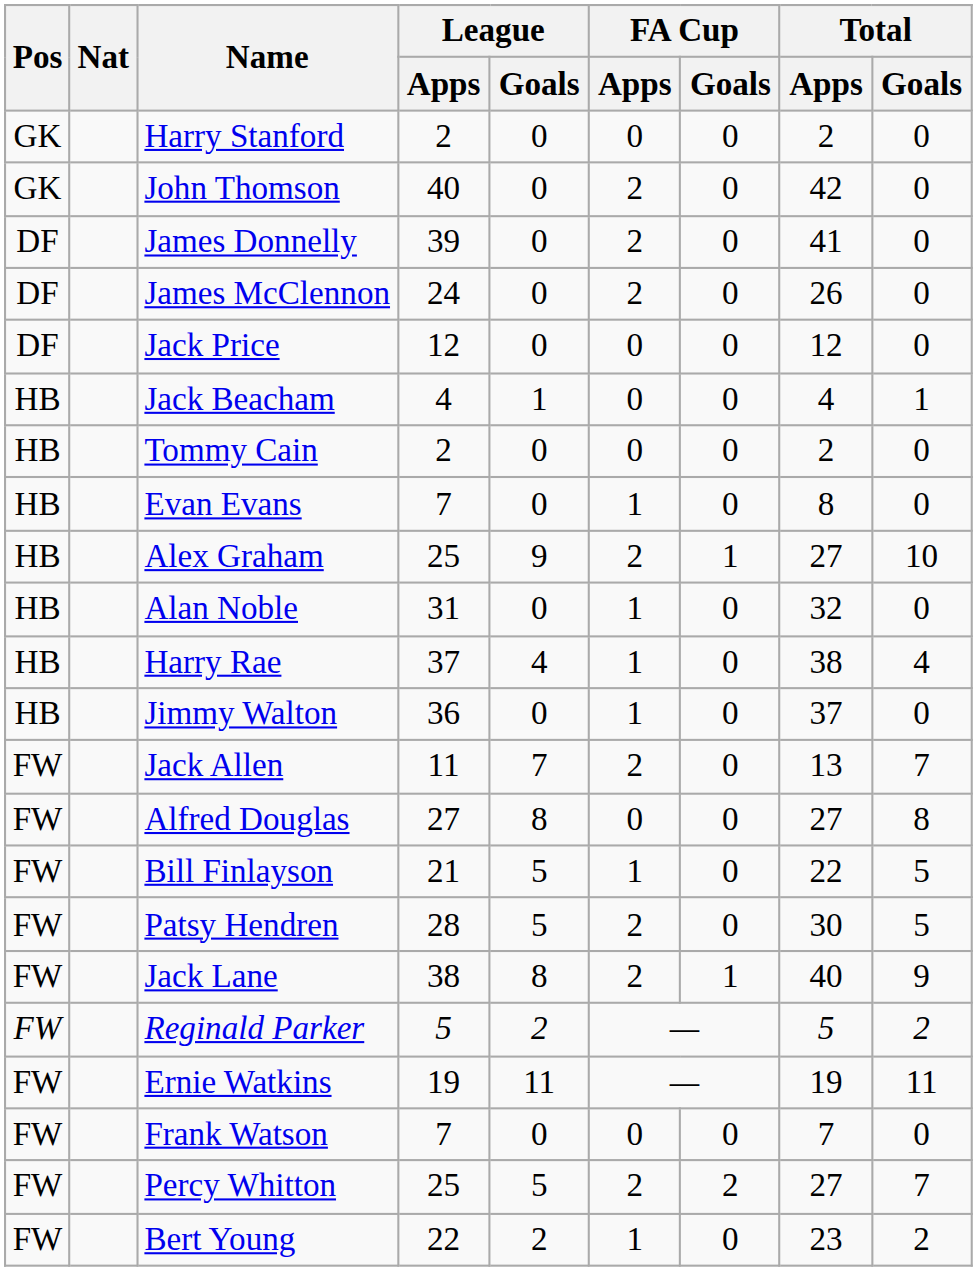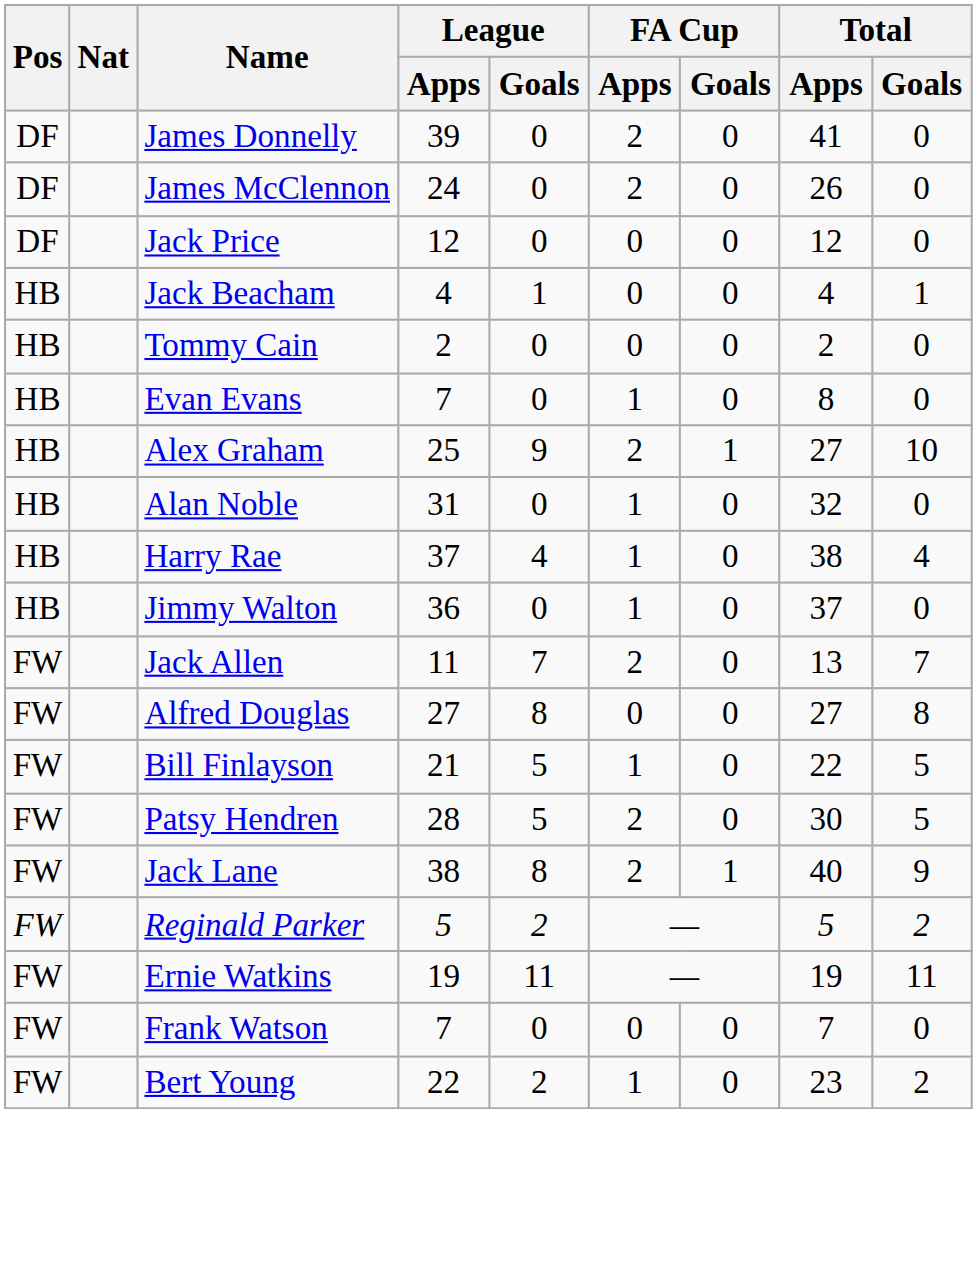- row: (244, 135)
- row: (242, 188)
- row: (240, 1186)
